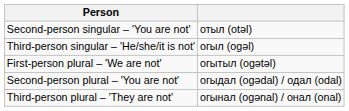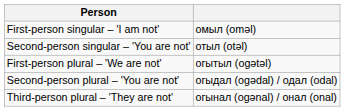+ row: (83, 30)
- row: (101, 47)
